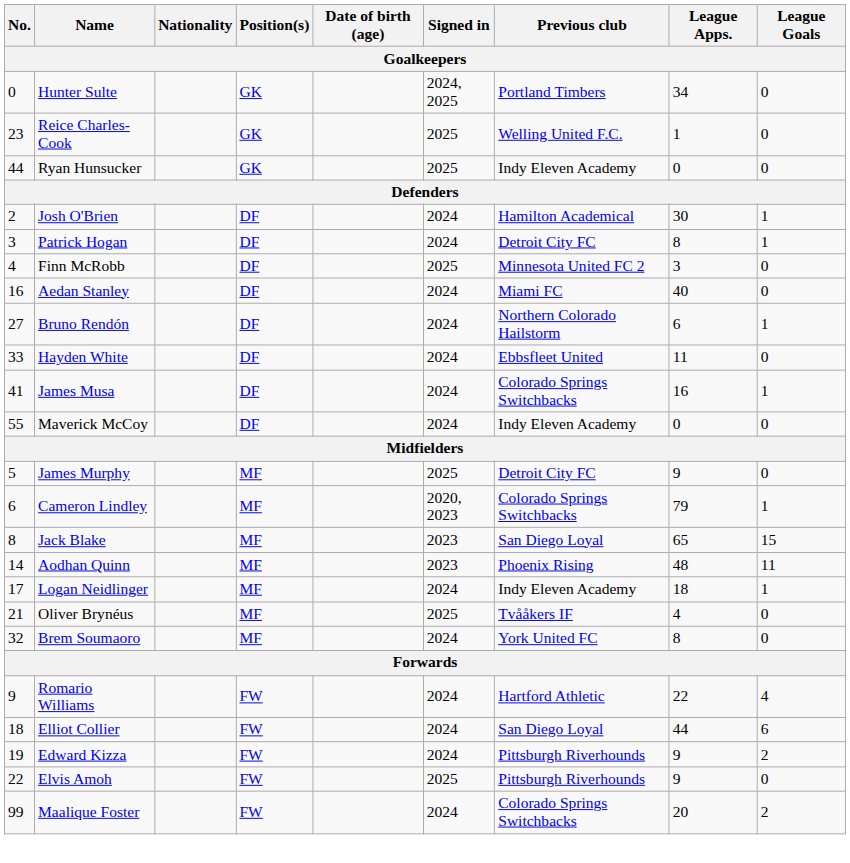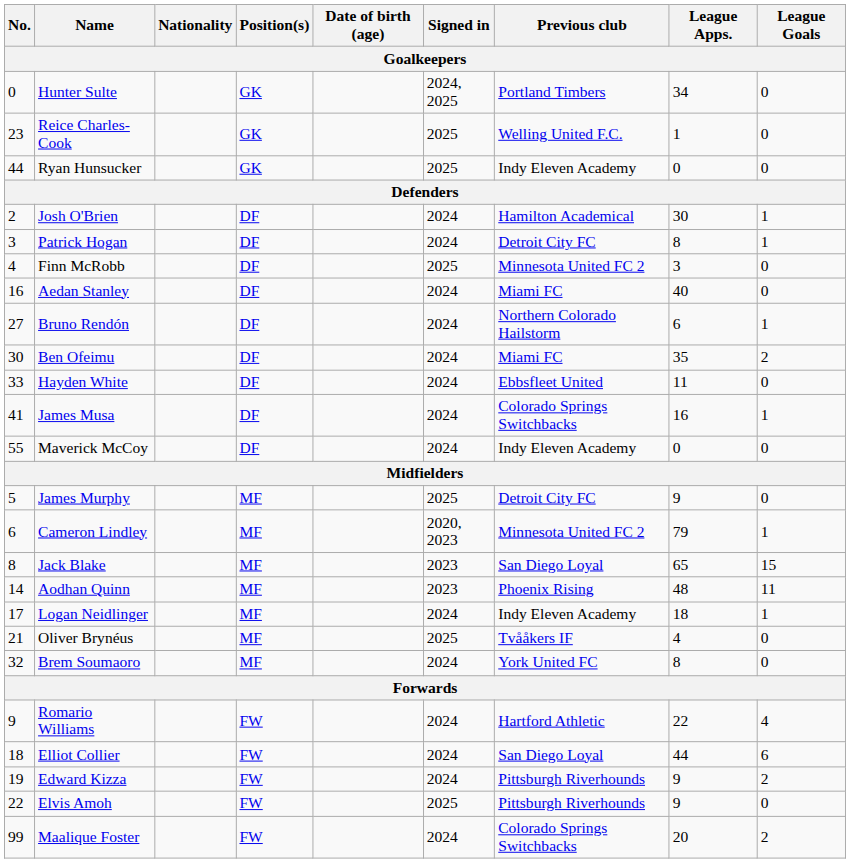+ row: (76, 357)
(553, 506) Colorado Springs Switchbacks -> (571, 531) Minnesota United FC 2
